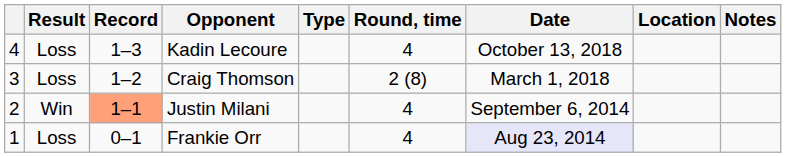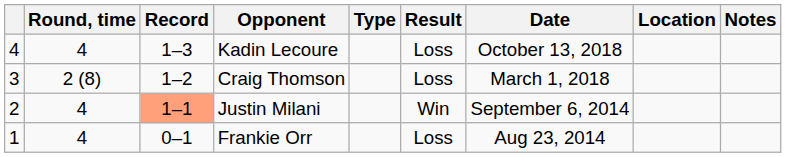columns swapped: (57, 20) <-> (408, 20)
(550, 138) lavender background -> (550, 138) no background
